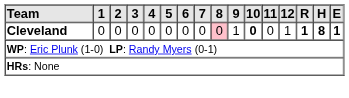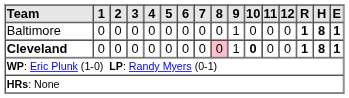+ row: (34, 31)
(288, 31) 1 -> (288, 48) 0
